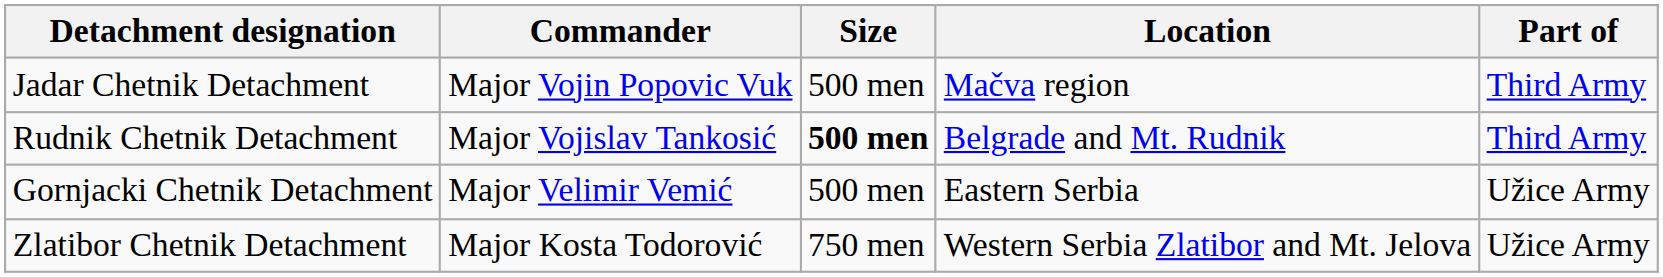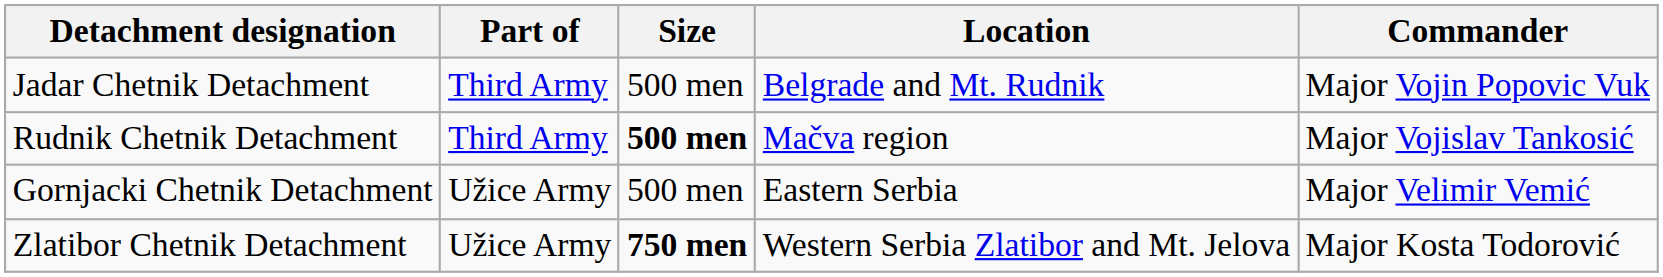columns swapped: (620, 31) <-> (1568, 31)
(1037, 84) Mačva region -> (934, 84) Belgrade and Mt. Rudnik
(1115, 137) Belgrade and Mt. Rudnik -> (856, 137) Mačva region
(866, 244) normal -> (687, 244) bold
